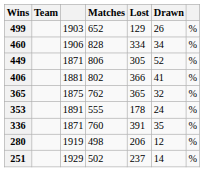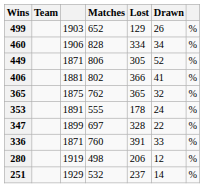+ row: (18, 126)
(159, 126) 35 -> (159, 142) 33
(96, 158) 502 -> (96, 175) 532
